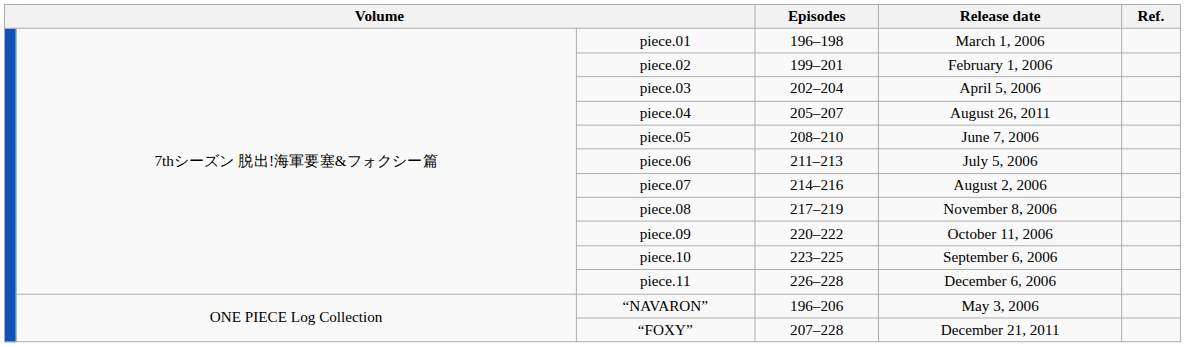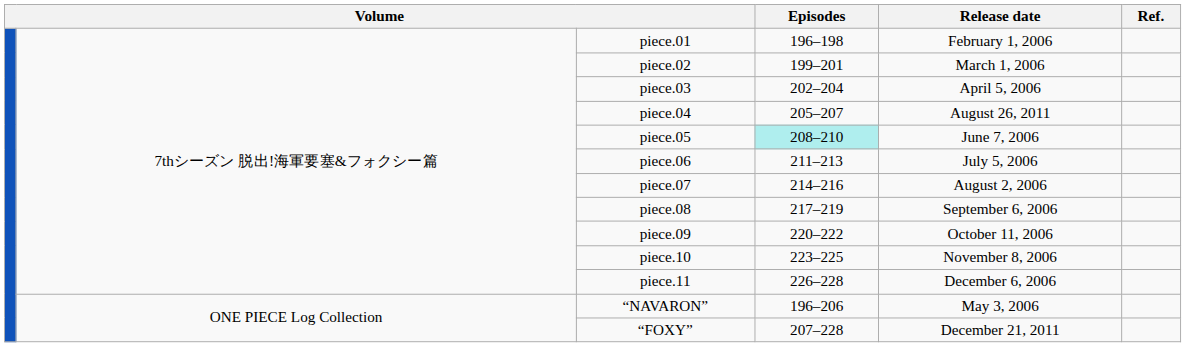(1000, 40) March 1, 2006 -> (1000, 40) February 1, 2006
(1000, 64) February 1, 2006 -> (1000, 64) March 1, 2006
(817, 137) no background -> (817, 137) paleturquoise background
(1000, 209) November 8, 2006 -> (1000, 209) September 6, 2006
(1000, 257) September 6, 2006 -> (1000, 257) November 8, 2006
